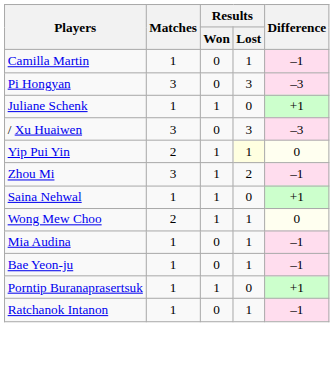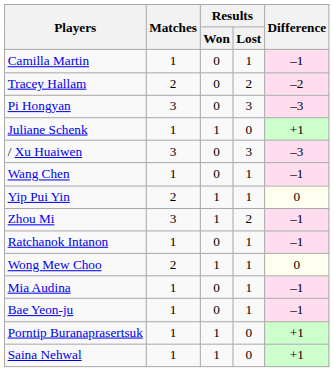+ row: (47, 83)
+ row: (39, 174)
(249, 151) lightyellow background -> (249, 196) no background
rows swapped: (45, 196) <-> (58, 310)
